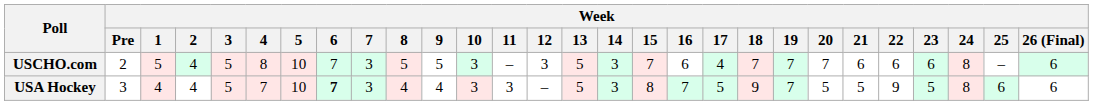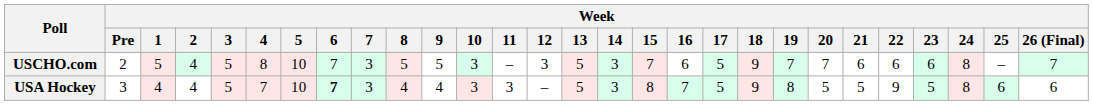(720, 64) 4 -> (720, 64) 5
(755, 64) 7 -> (755, 64) 9
(1053, 64) 6 -> (1053, 64) 7
(790, 87) 7 -> (790, 87) 8
